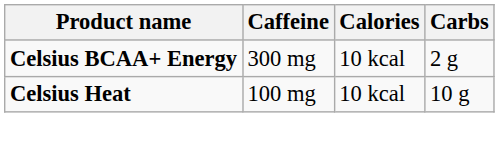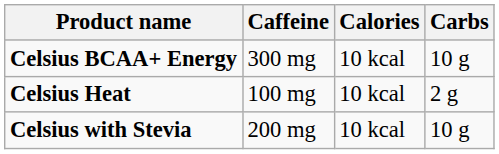(444, 58) 2 g -> (450, 58) 10 g
(450, 93) 10 g -> (444, 93) 2 g
+ row: (101, 129)
